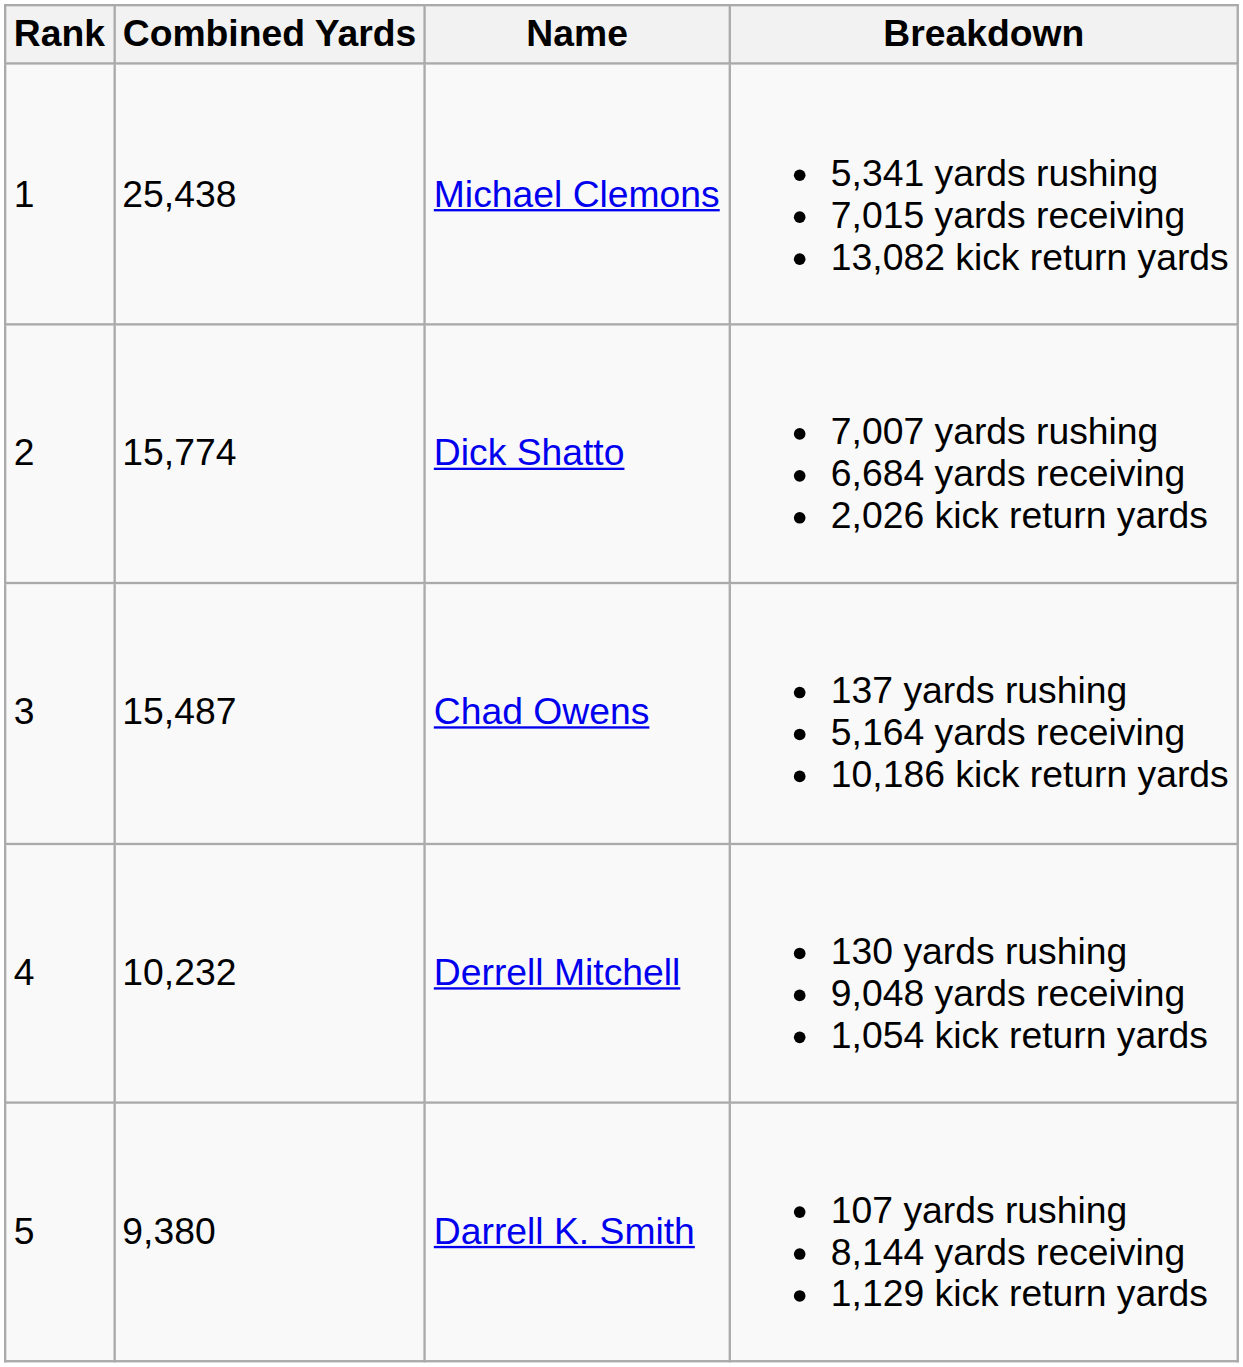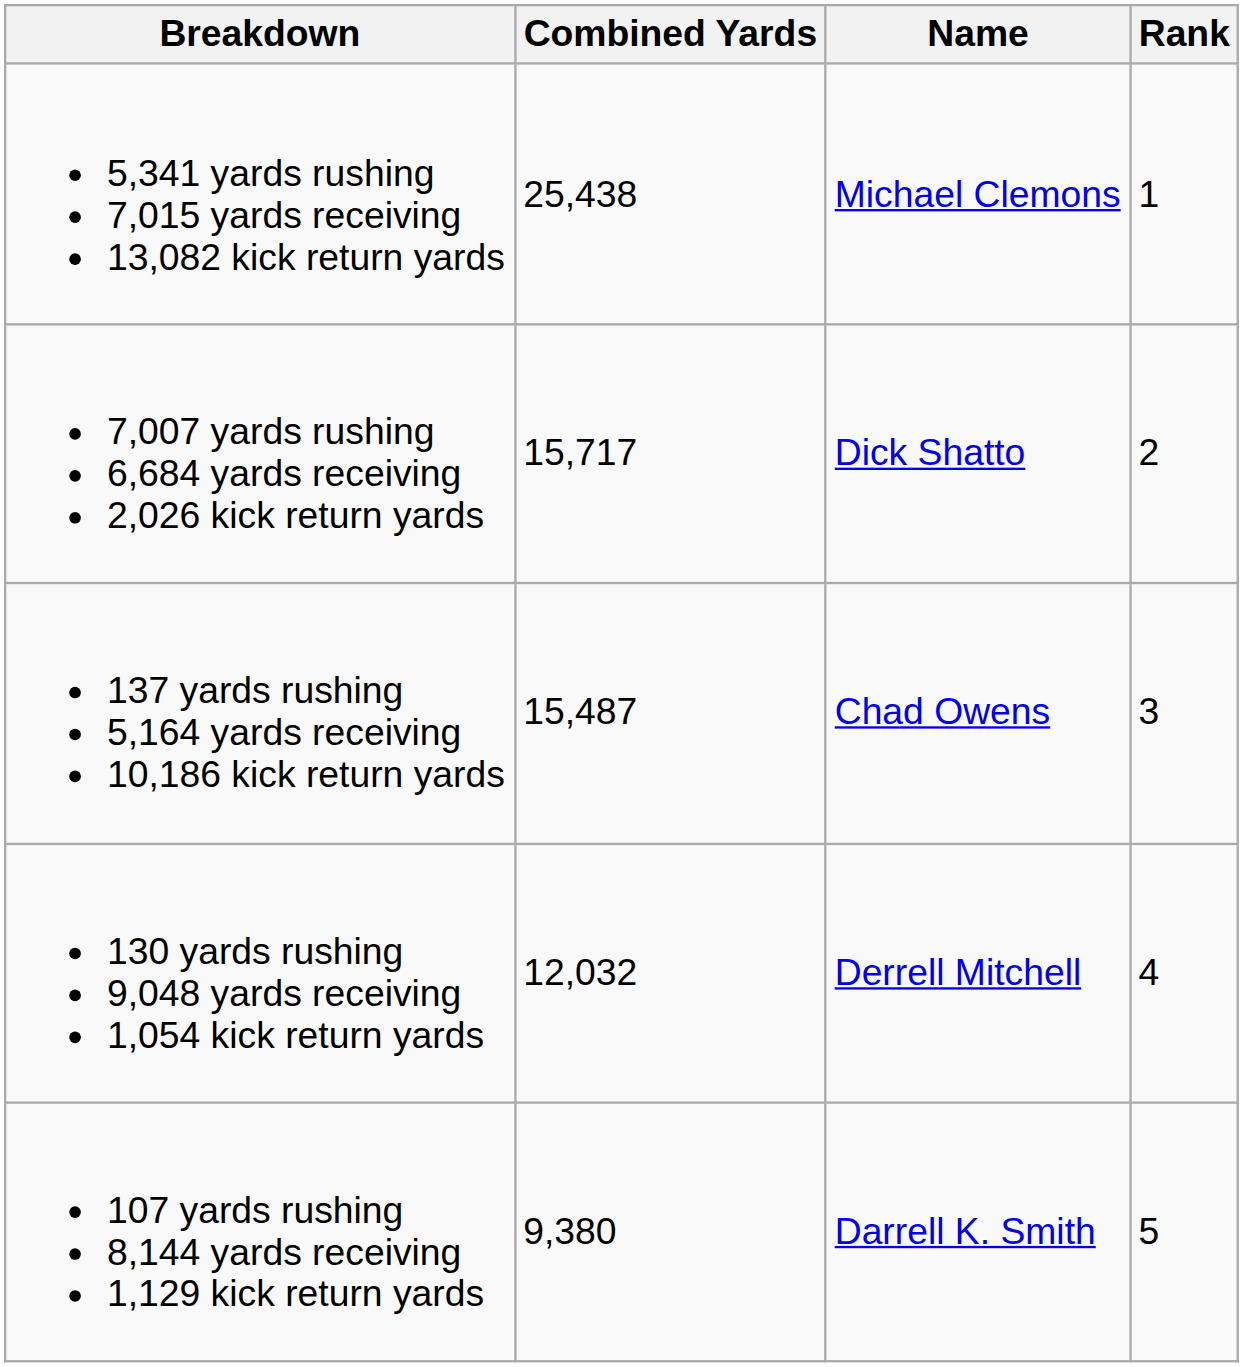columns swapped: (59, 34) <-> (984, 34)
(179, 452) 15,774 -> (580, 452) 15,717
(179, 971) 10,232 -> (580, 971) 12,032
